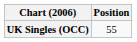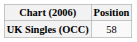(111, 29) 55 -> (111, 29) 58
